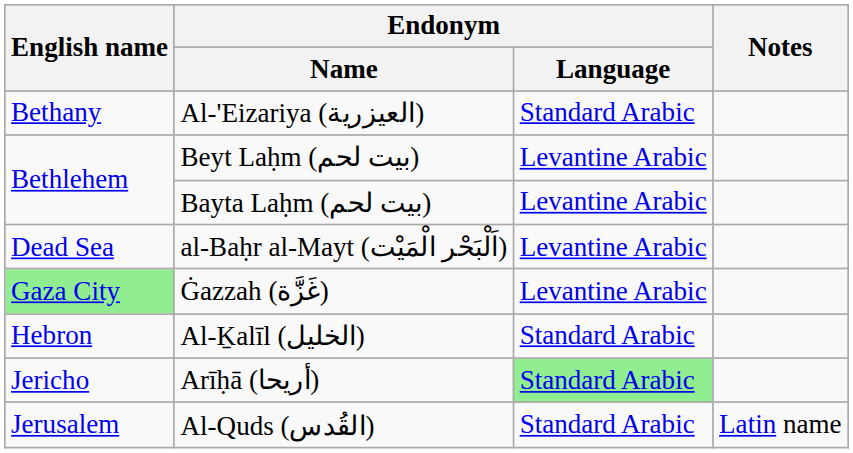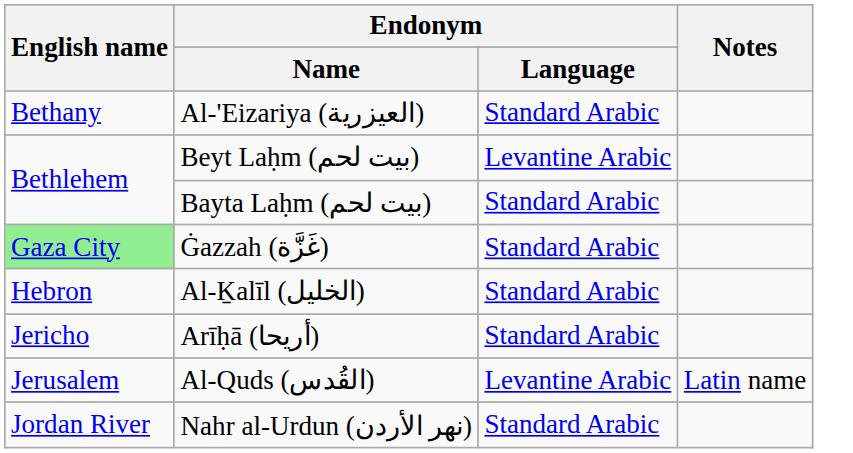(613, 201) Levantine Arabic -> (572, 201) Standard Arabic
- row: (344, 247)
(613, 290) Levantine Arabic -> (572, 246) Standard Arabic
(607, 379) lightgreen background -> (572, 335) no background
(607, 424) Standard Arabic -> (578, 379) Levantine Arabic
+ row: (326, 425)
